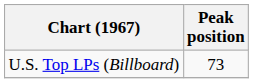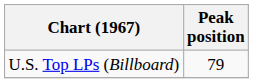(216, 63) 73 -> (216, 63) 79
